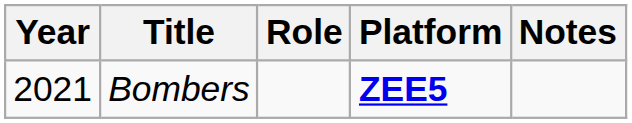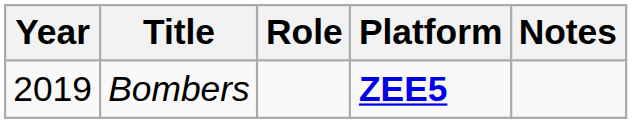(53, 88) 2021 -> (53, 88) 2019
